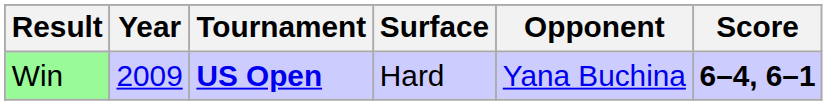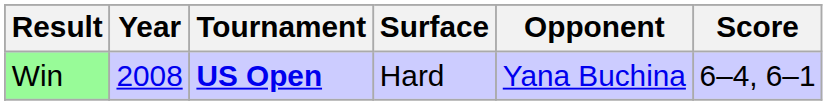(150, 75) 2009 -> (150, 75) 2008
(758, 75) bold -> (758, 75) normal
